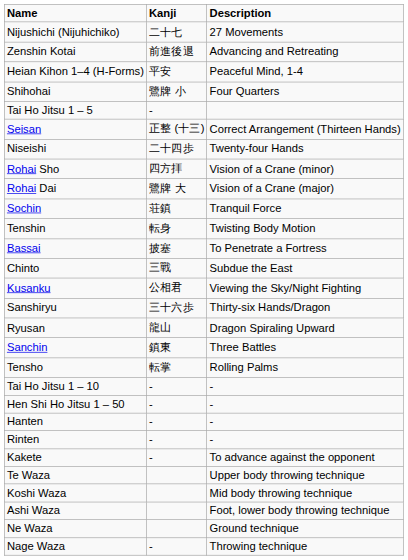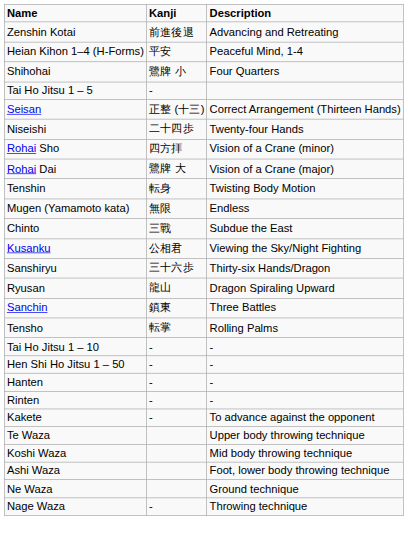- row: (63, 32)
- row: (24, 208)
+ row: (68, 208)
- row: (24, 248)
